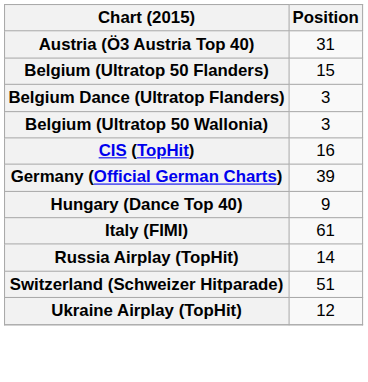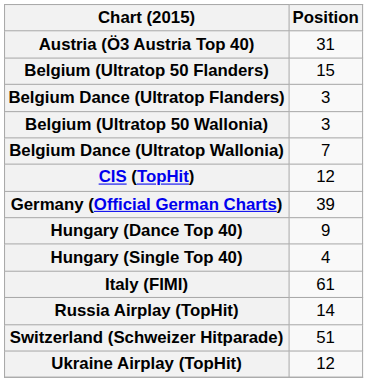+ row: (147, 151)
(326, 151) 16 -> (326, 177) 12
+ row: (147, 257)
